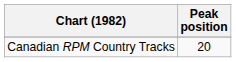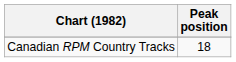(204, 47) 20 -> (204, 47) 18
